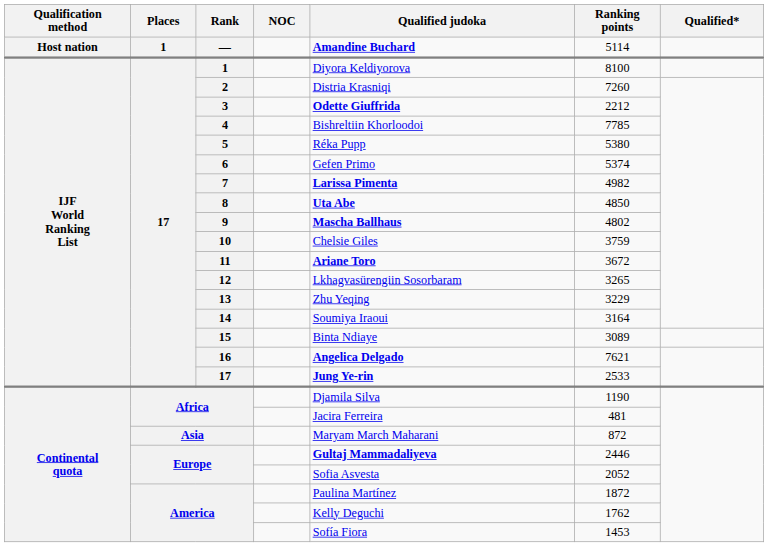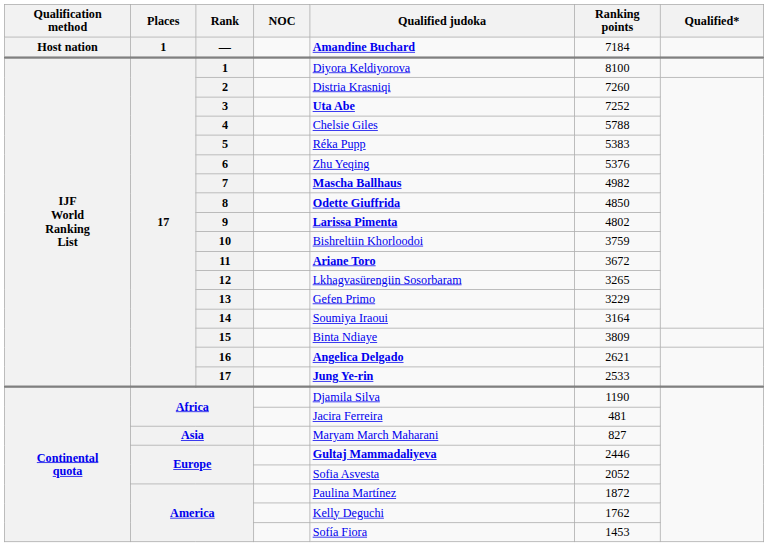(617, 47) 5114 -> (617, 47) 7184
(356, 106) Odette Giuffrida -> (334, 106) Uta Abe
(617, 106) 2212 -> (617, 106) 7252
(368, 125) Bishreltiin Khorloodoi -> (345, 125) Chelsie Giles
(617, 125) 7785 -> (617, 125) 5788
(617, 145) 5380 -> (617, 145) 5383
(344, 164) Gefen Primo -> (341, 164) Zhu Yeqing
(617, 164) 5374 -> (617, 164) 5376
(355, 183) Larissa Pimenta -> (357, 183) Mascha Ballhaus
(334, 202) Uta Abe -> (356, 202) Odette Giuffrida
(357, 222) Mascha Ballhaus -> (355, 222) Larissa Pimenta
(345, 241) Chelsie Giles -> (368, 241) Bishreltiin Khorloodoi
(341, 299) Zhu Yeqing -> (344, 299) Gefen Primo
(617, 337) 3089 -> (617, 337) 3809
(617, 357) 7621 -> (617, 357) 2621
(617, 435) 872 -> (617, 435) 827
